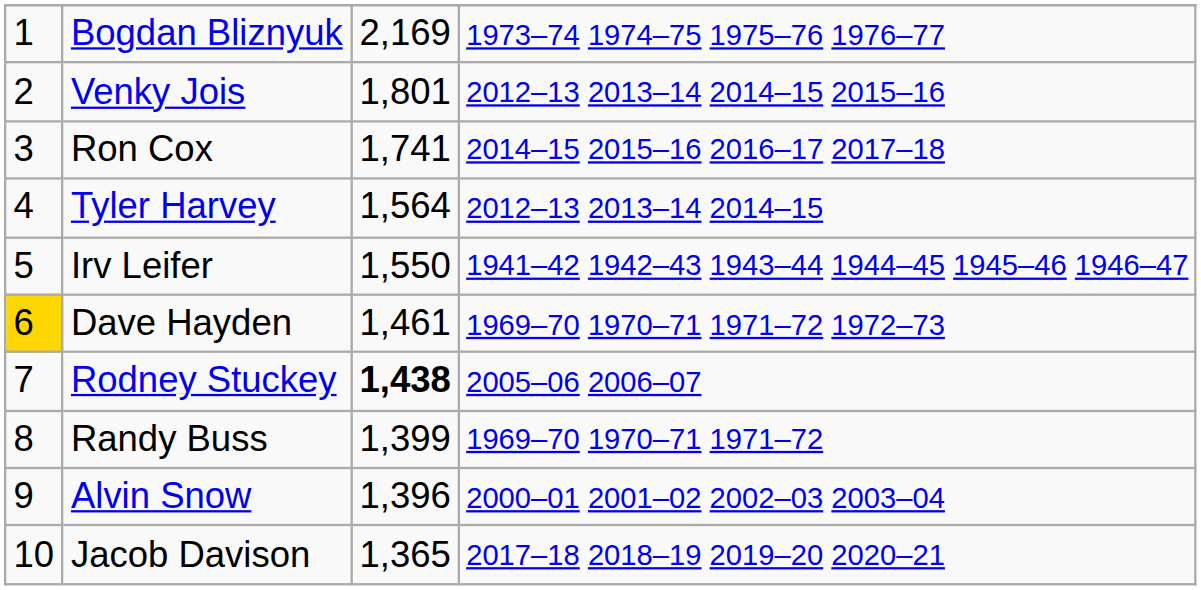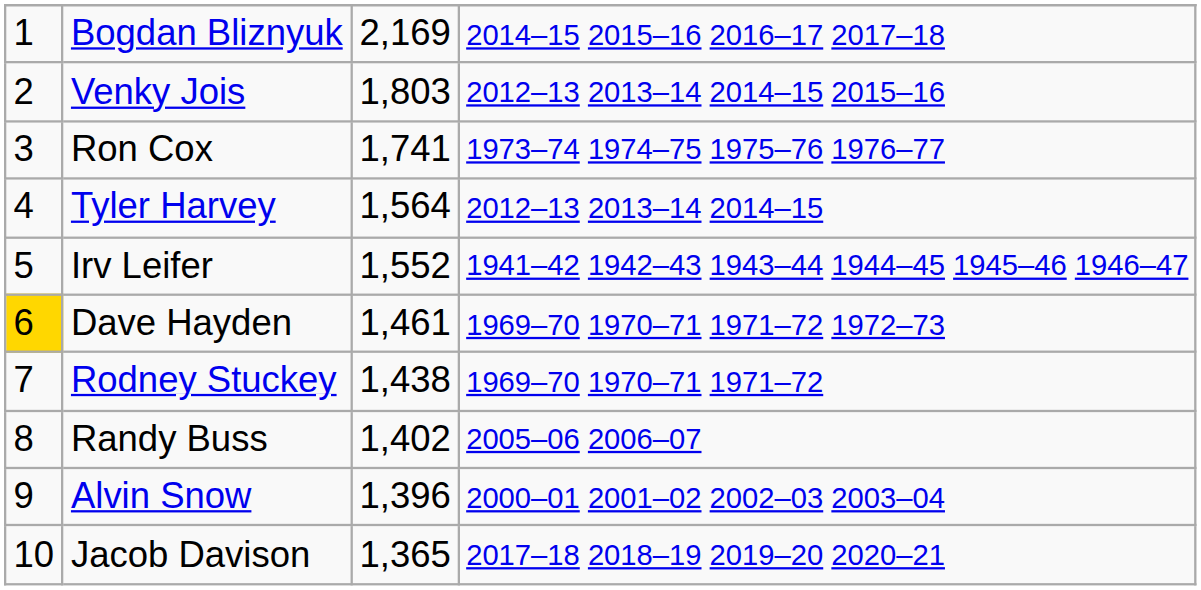(706, 34) 1973–74 1974–75 1975–76 1976–77 -> (706, 34) 2014–15 2015–16 2016–17 2017–18
(405, 91) 1,801 -> (405, 91) 1,803
(706, 150) 2014–15 2015–16 2016–17 2017–18 -> (706, 150) 1973–74 1974–75 1975–76 1976–77
(405, 264) 1,550 -> (405, 264) 1,552
(405, 380) bold -> (405, 380) normal
(584, 381) 2005–06 2006–07 -> (645, 381) 1969–70 1970–71 1971–72
(405, 438) 1,399 -> (405, 438) 1,402
(645, 439) 1969–70 1970–71 1971–72 -> (584, 439) 2005–06 2006–07
